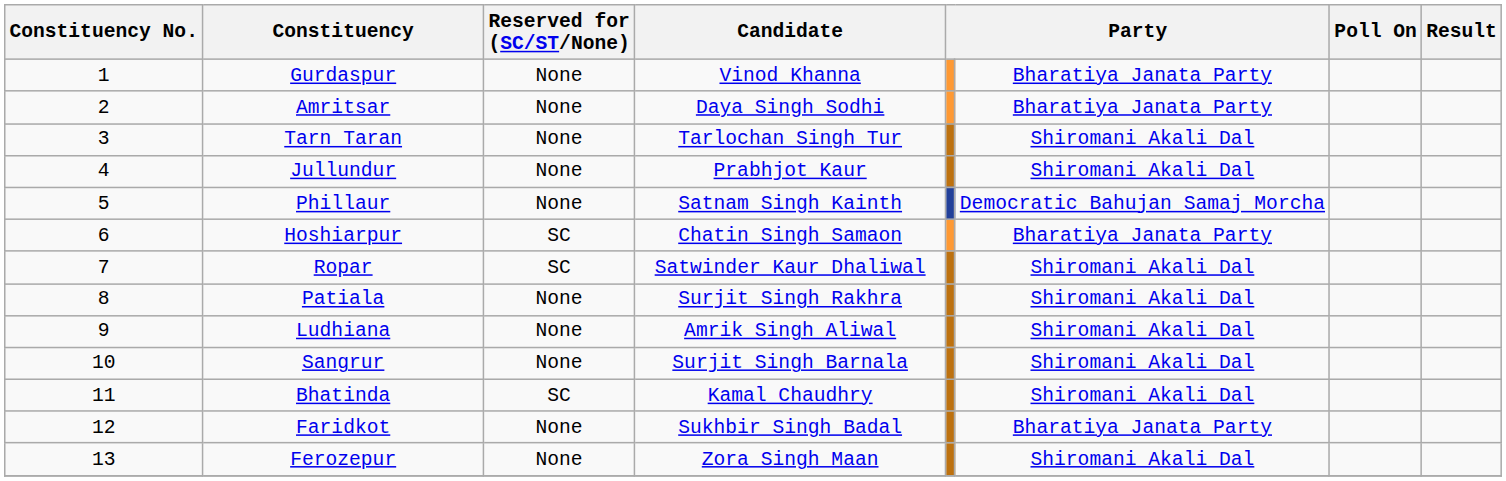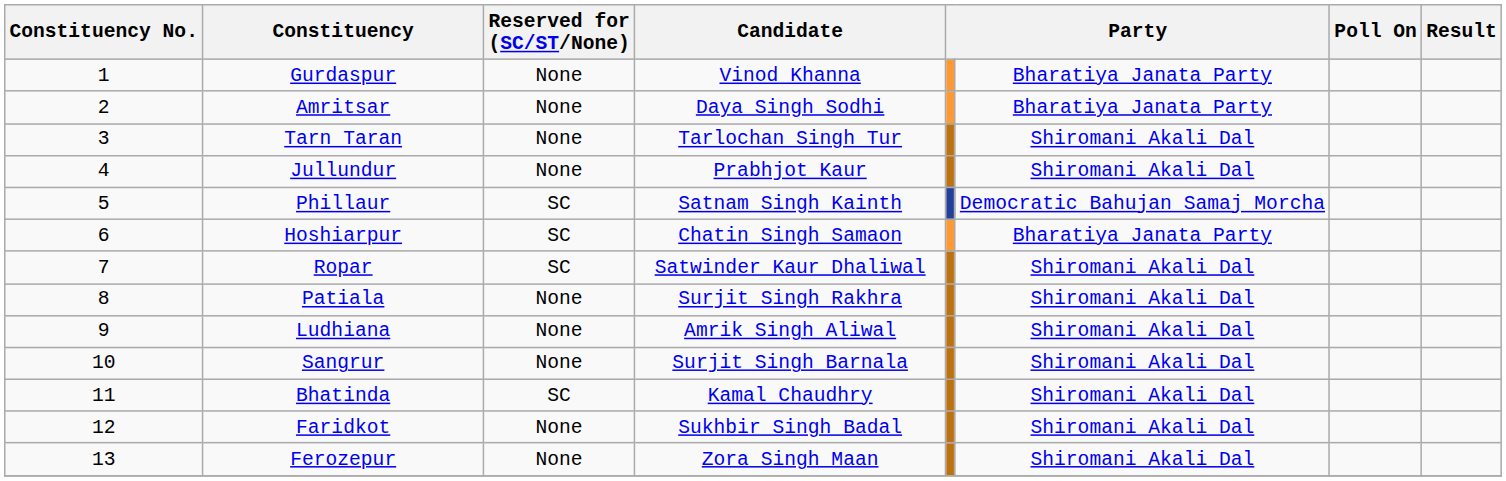(559, 203) None -> (559, 203) SC
(1142, 427) Bharatiya Janata Party -> (1142, 427) Shiromani Akali Dal
